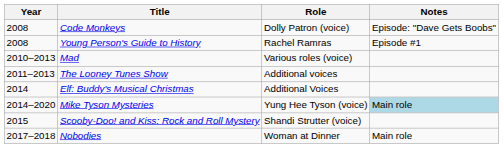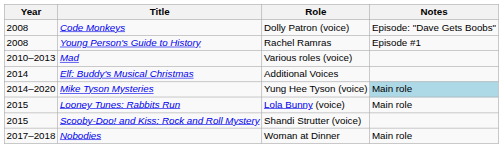- row: (114, 74)
+ row: (120, 105)
